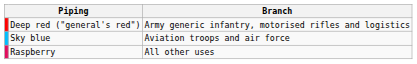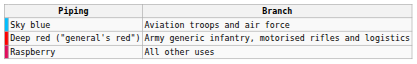rows swapped: (75, 25) <-> (30, 38)
